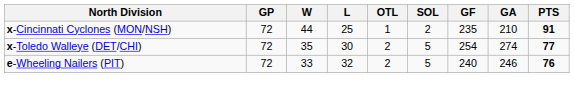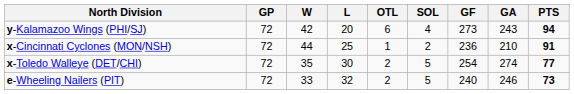+ row: (77, 30)
(468, 30) 235 -> (468, 47) 236
(549, 64) 76 -> (549, 81) 73
